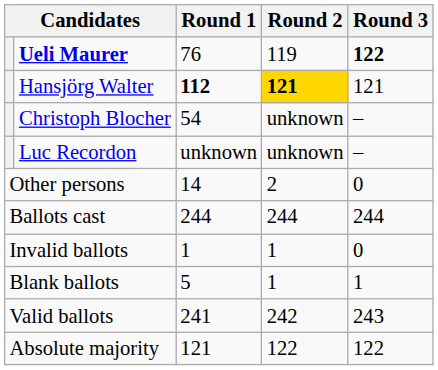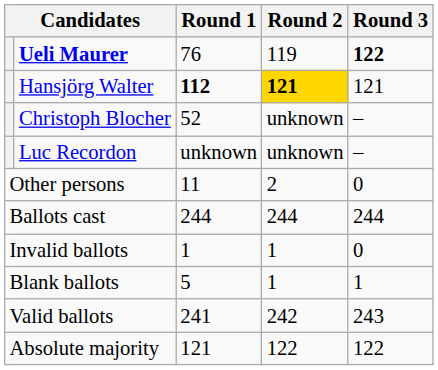(191, 119) 54 -> (191, 119) 52
(191, 184) 14 -> (190, 184) 11
